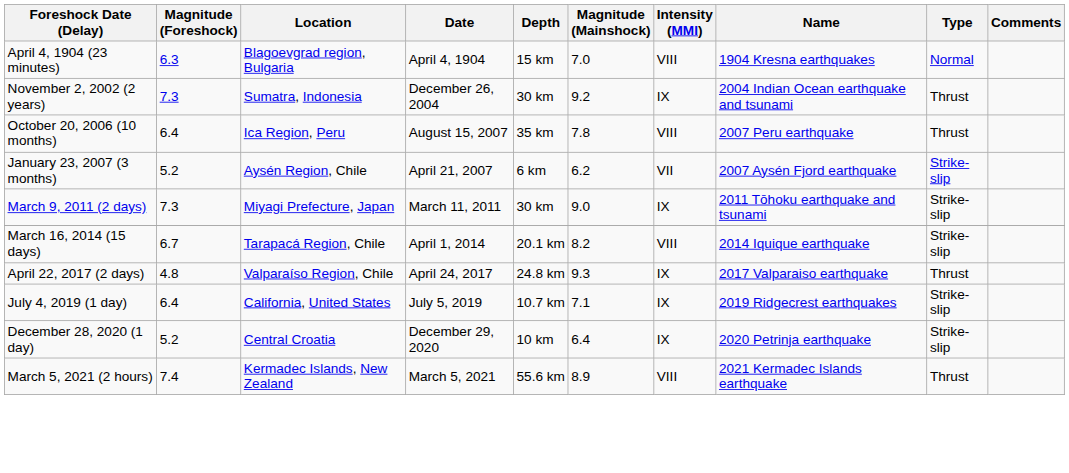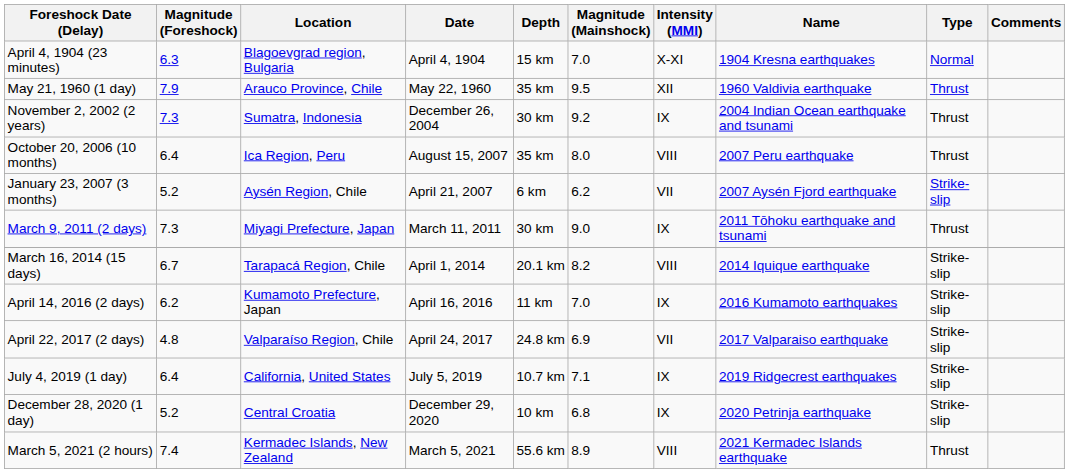(667, 59) VIII -> (670, 59) X-XI
+ row: (72, 89)
(581, 133) 7.8 -> (581, 155) 8.0
(950, 207) Strike-slip -> (949, 228) Thrust
+ row: (76, 302)
(581, 273) 9.3 -> (581, 339) 6.9
(663, 273) IX -> (665, 339) VII
(949, 273) Thrust -> (950, 339) Strike-slip
(581, 339) 6.4 -> (581, 413) 6.8
